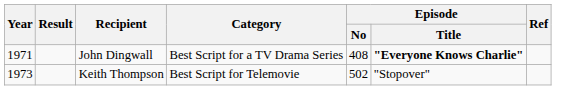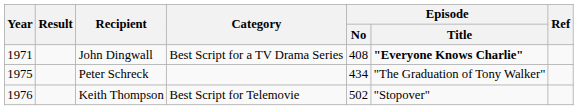+ row: (114, 74)
(20, 74) 1973 -> (20, 94) 1976
